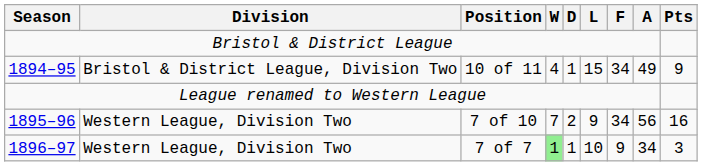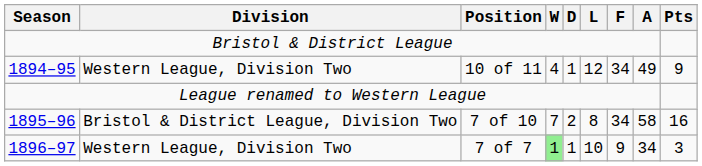(270, 70) Bristol & District League, Division Two -> (218, 70) Western League, Division Two
(593, 70) 15 -> (593, 70) 12
(218, 122) Western League, Division Two -> (270, 122) Bristol & District League, Division Two
(593, 122) 9 -> (593, 122) 8
(647, 122) 56 -> (647, 122) 58
